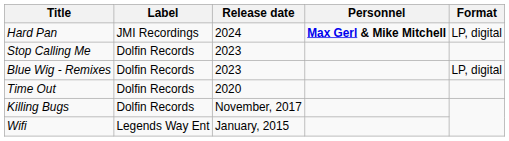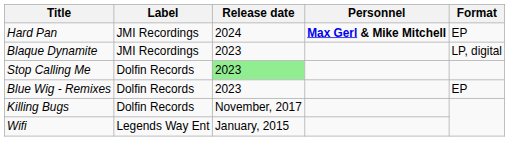(477, 32) LP, digital -> (459, 32) EP
+ row: (52, 51)
(228, 51) no background -> (228, 70) lightgreen background
(477, 70) LP, digital -> (459, 88) EP
- row: (31, 88)
